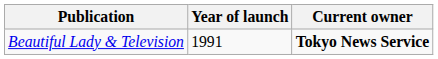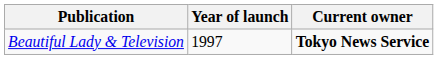(207, 41) 1991 -> (207, 41) 1997
